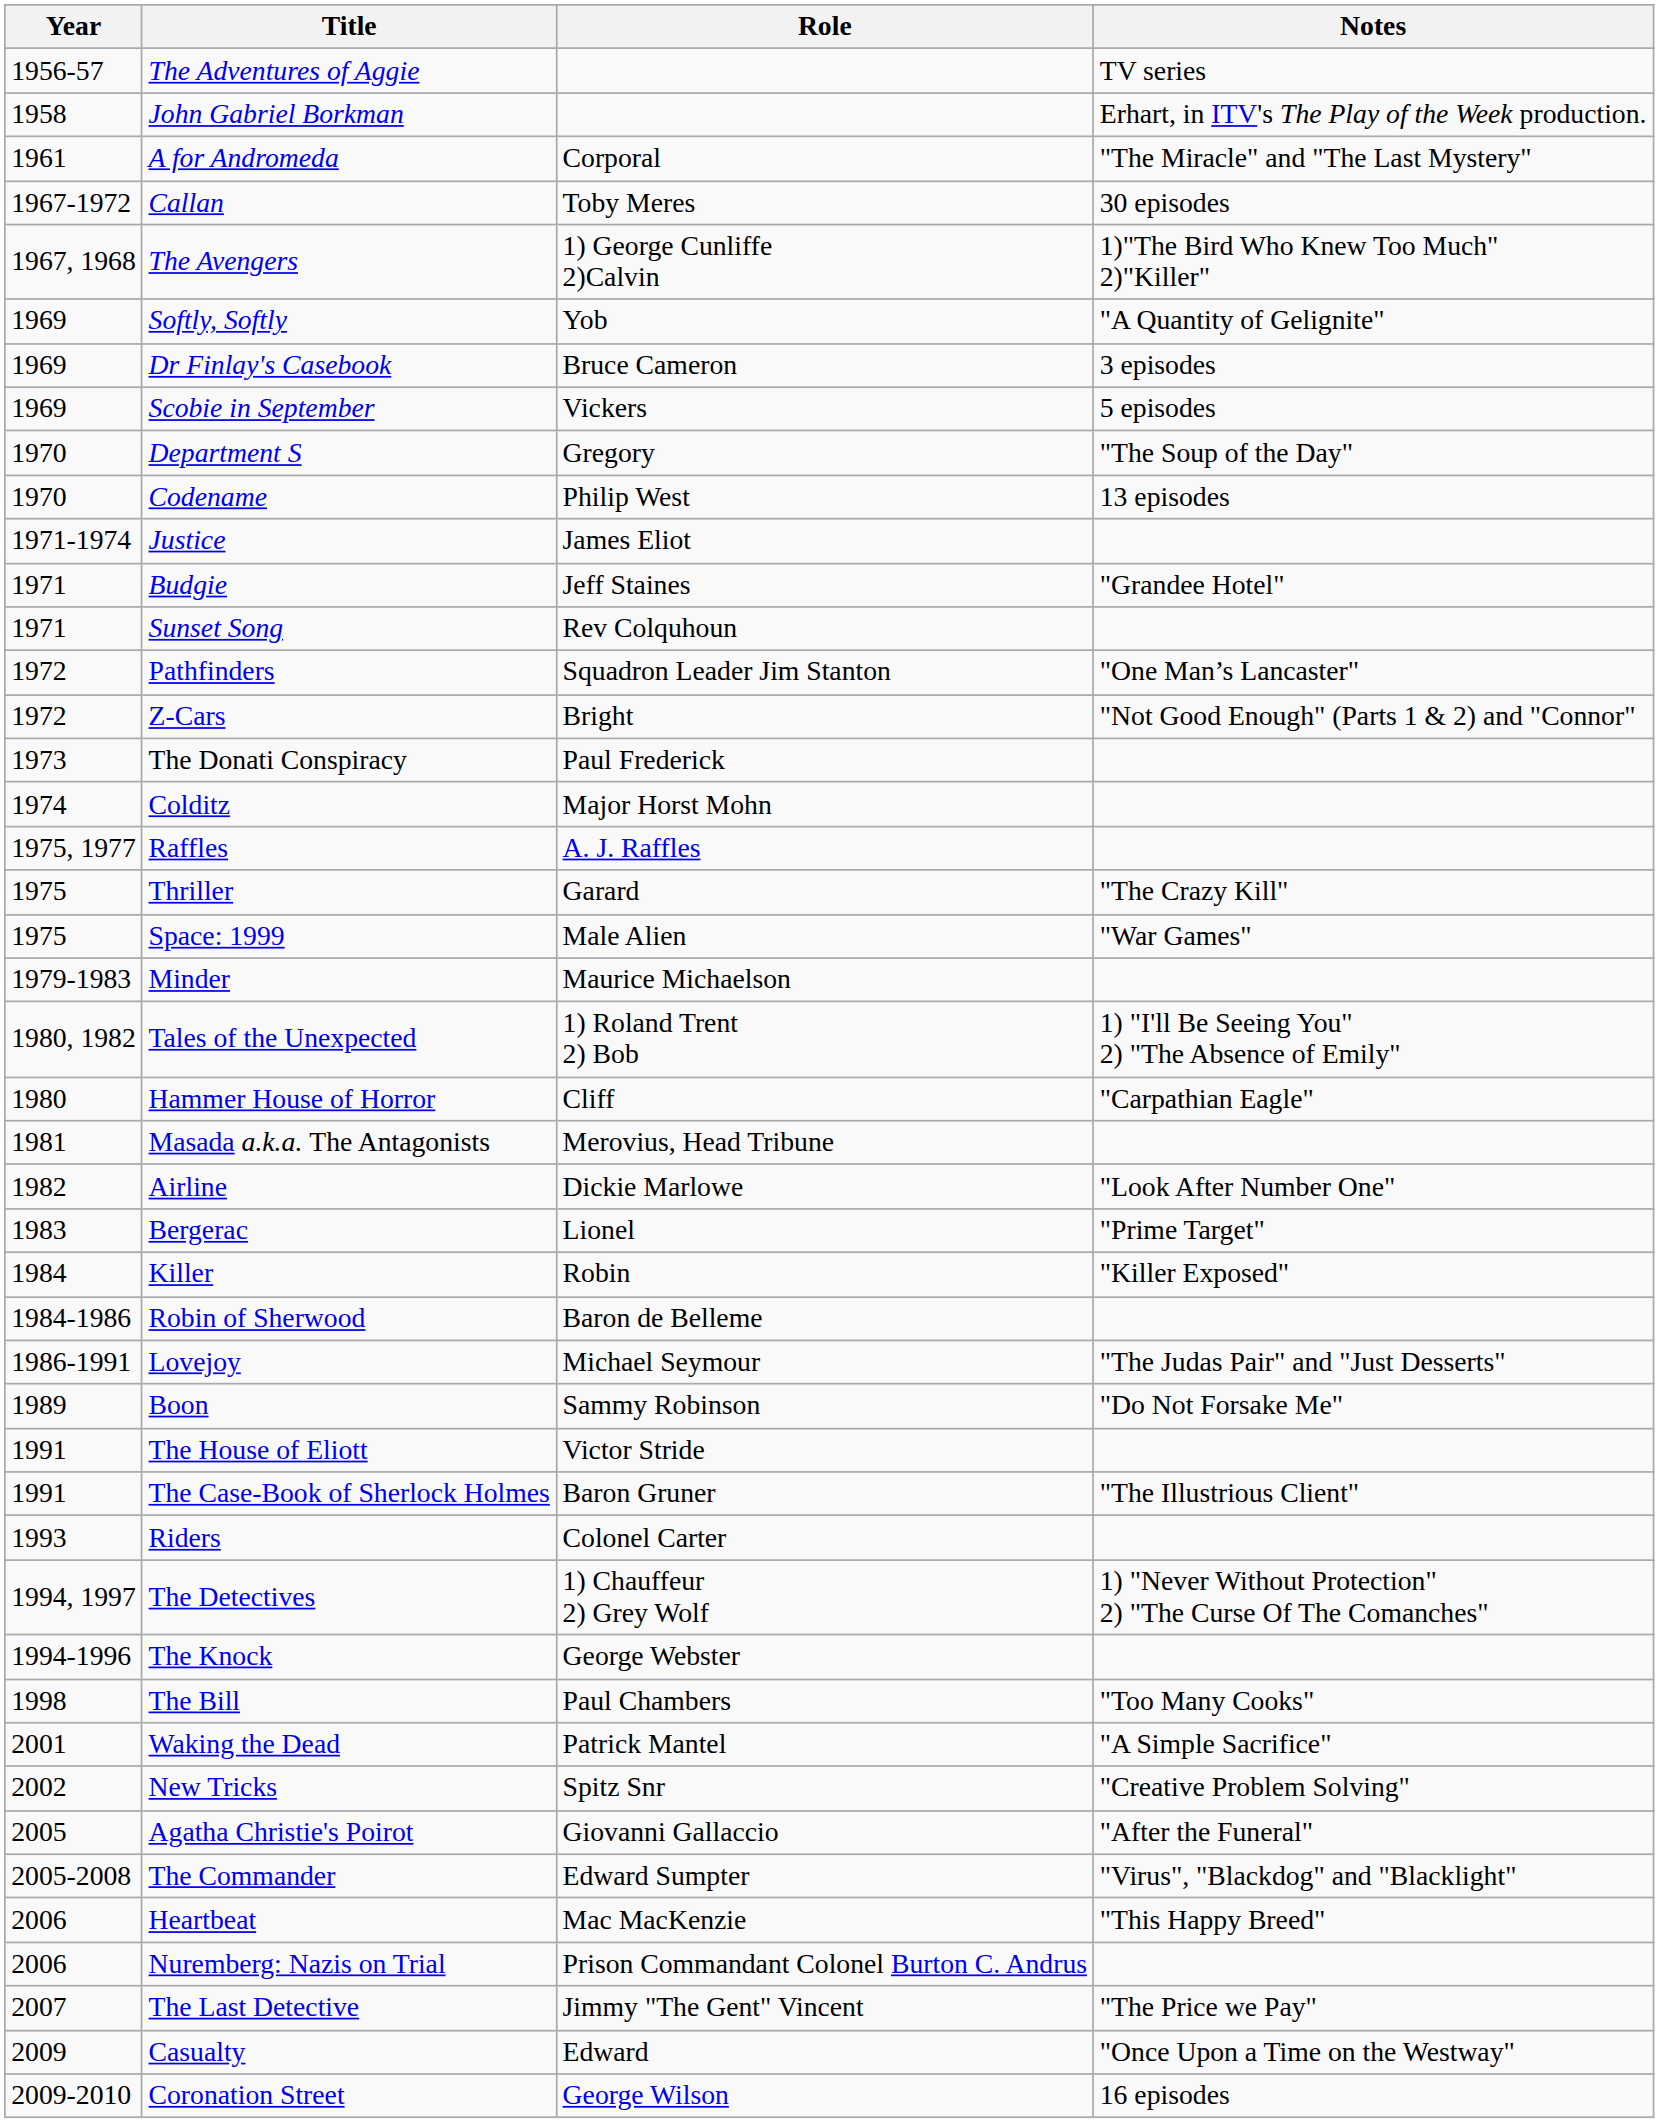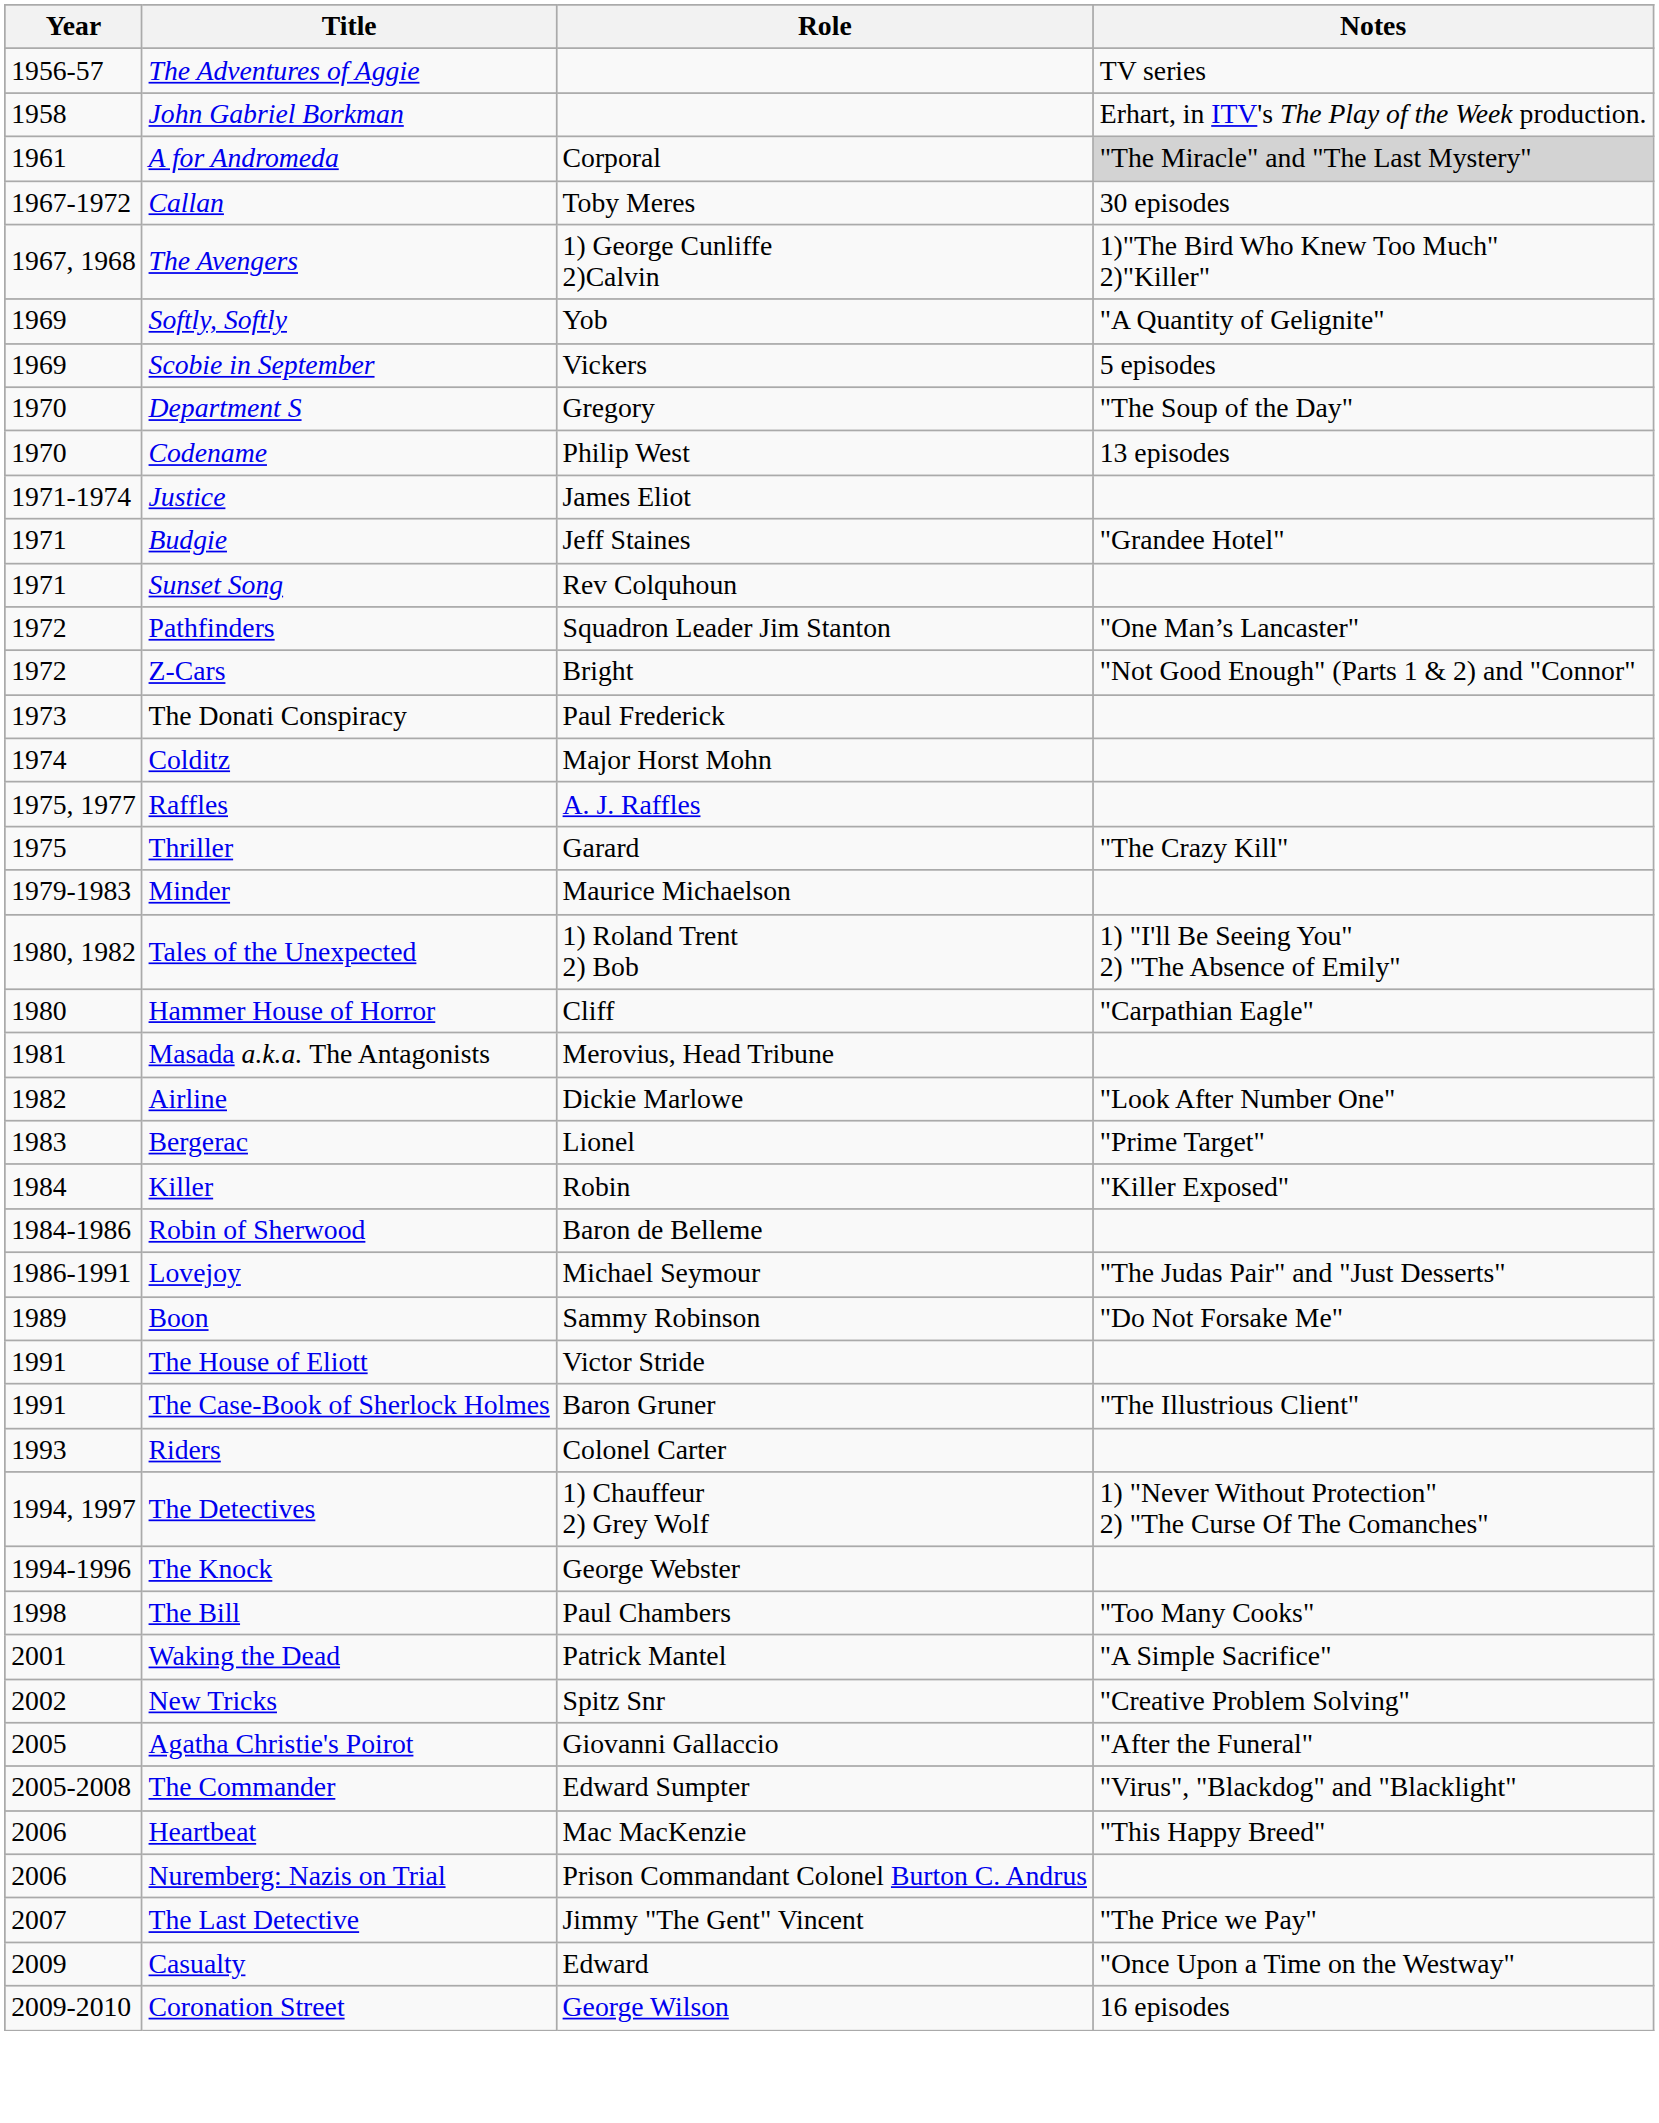(1316, 158) no background -> (1316, 158) lightgrey background
- row: (270, 364)
- row: (217, 935)
